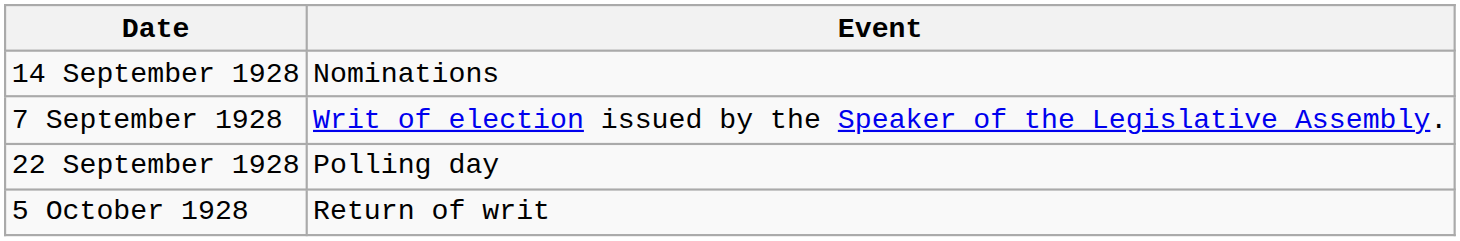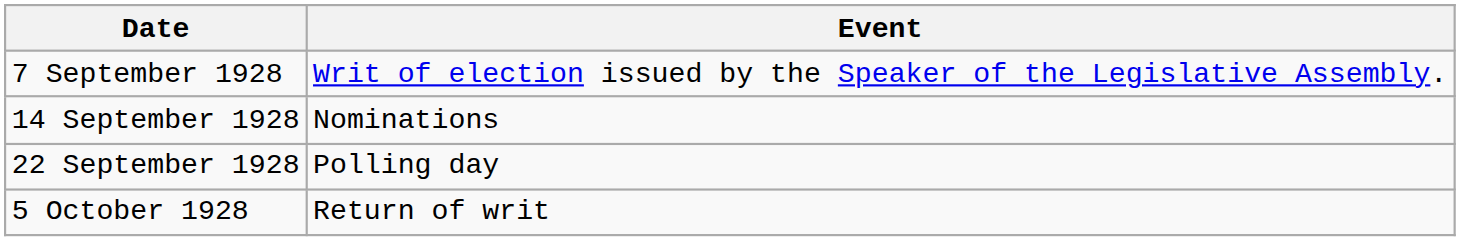rows swapped: (147, 120) <-> (156, 74)
